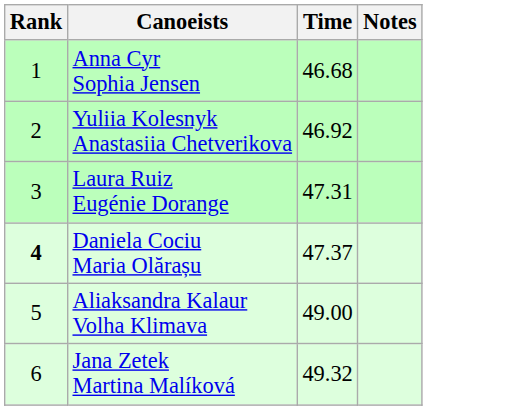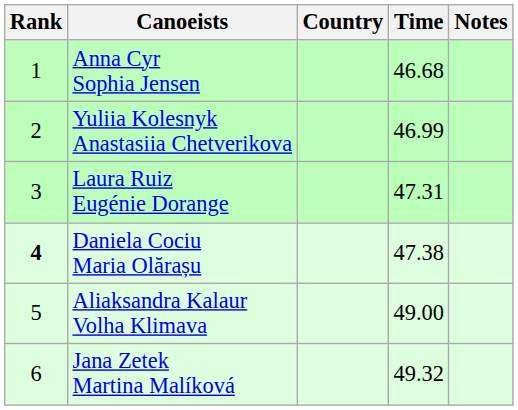+ column: (343, 22)
(328, 131) 46.92 -> (419, 131) 46.99
(328, 252) 47.37 -> (419, 252) 47.38
